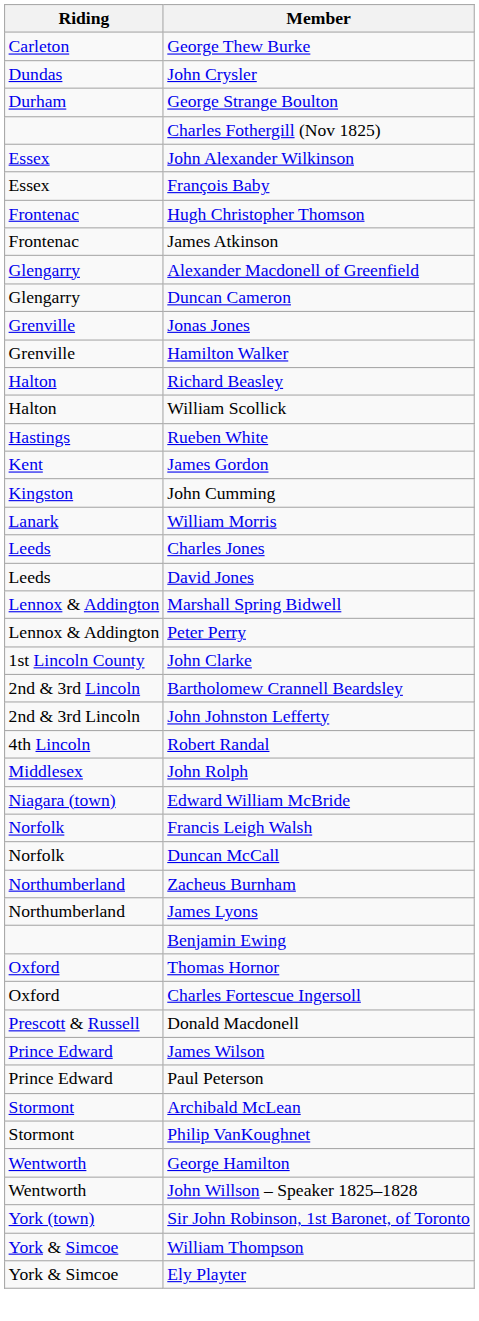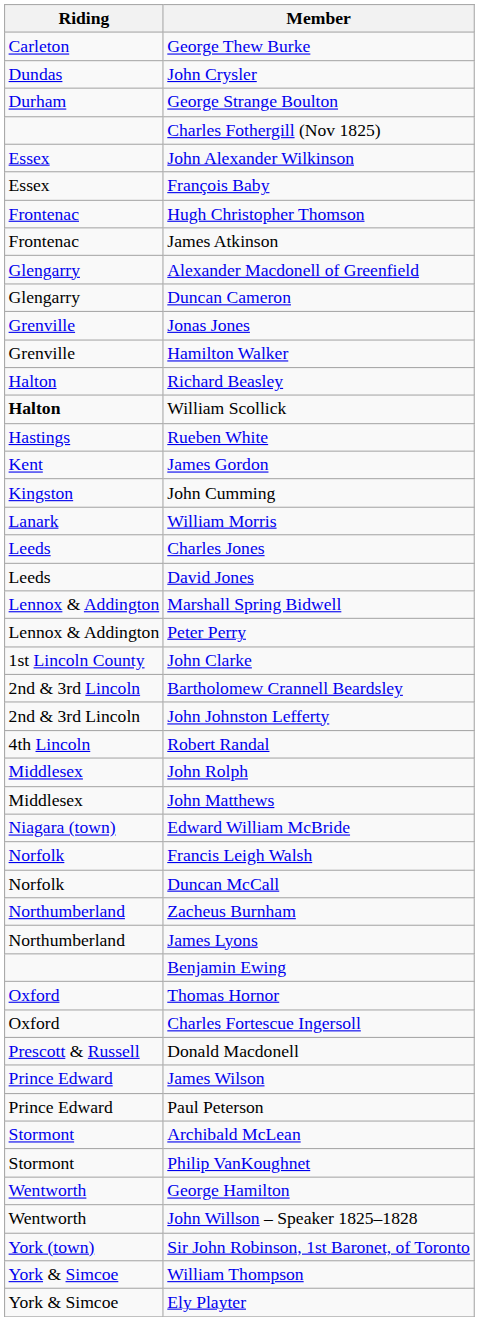(33, 409) normal -> (35, 409) bold
+ row: (221, 800)
